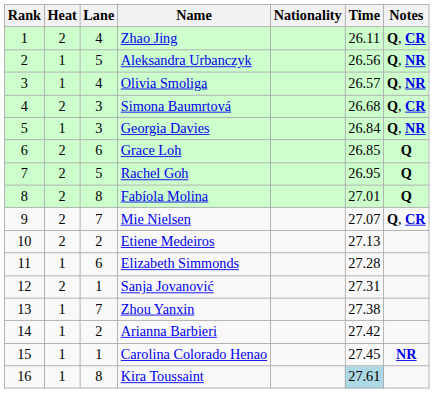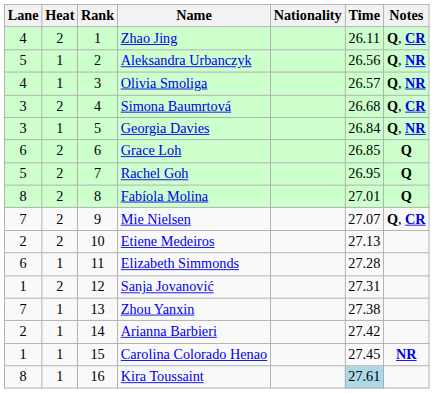columns swapped: (24, 15) <-> (99, 15)
